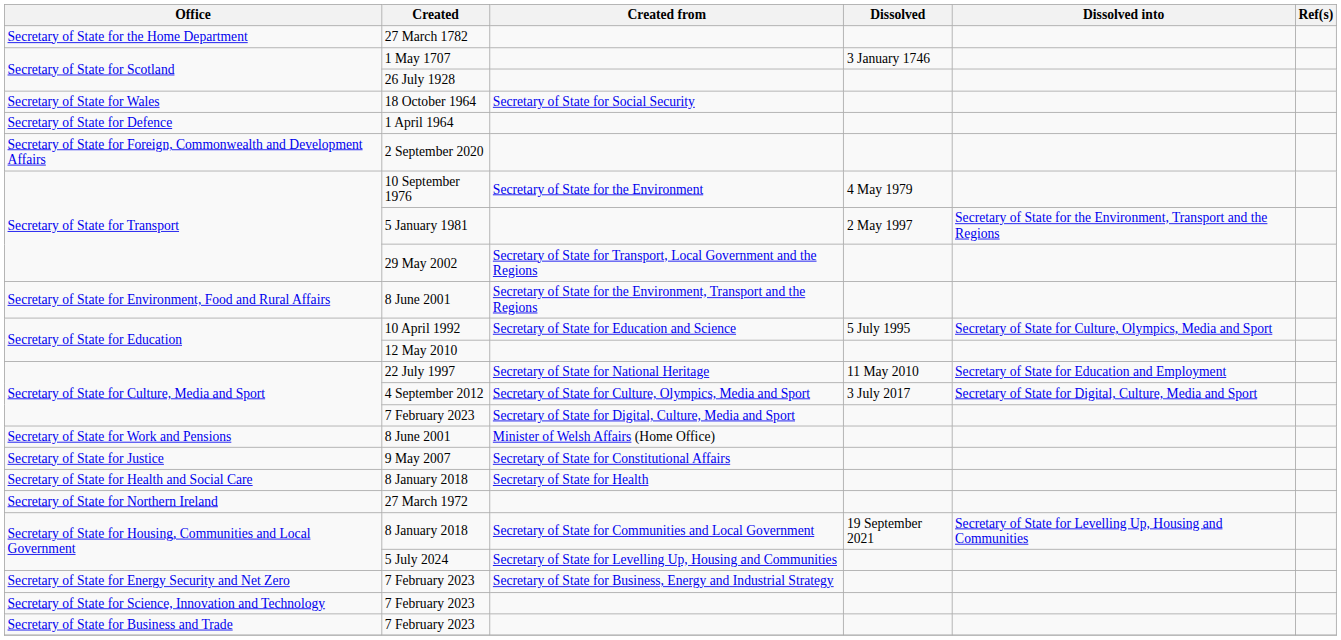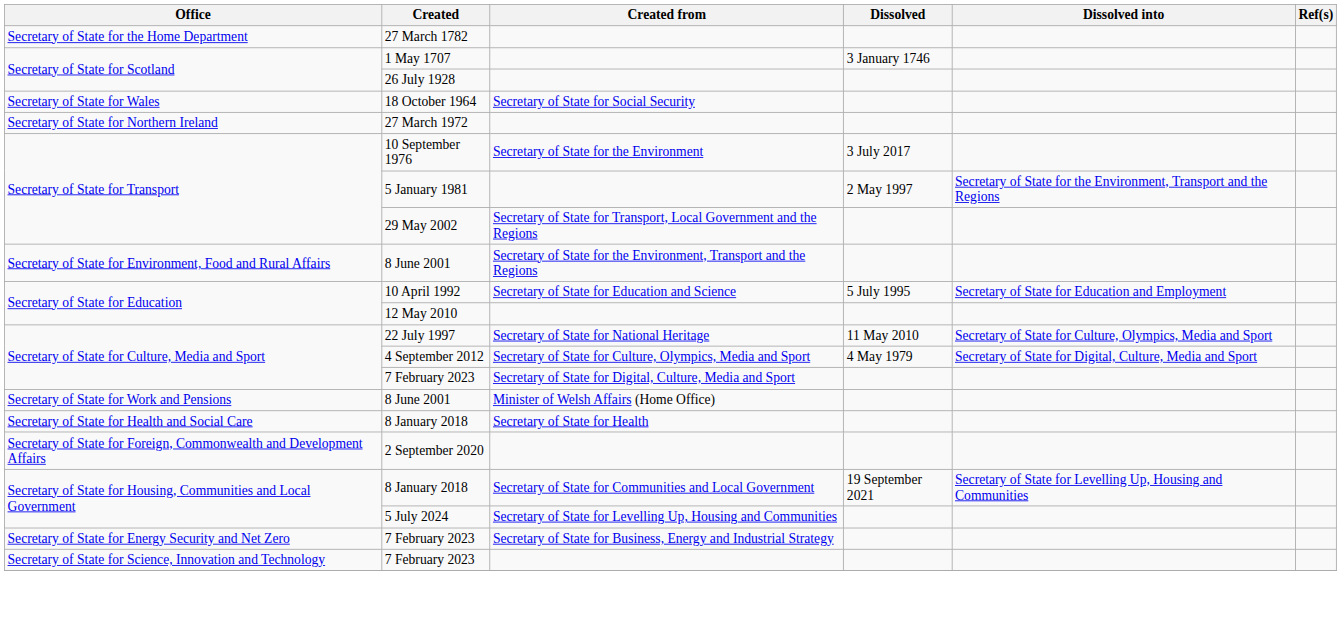- row: (90, 123)
rows swapped: (113, 501) <-> (185, 152)
(880, 189) 4 May 1979 -> (879, 152) 3 July 2017
(1114, 329) Secretary of State for Culture, Olympics, Media and Sport -> (1091, 292) Secretary of State for Education and Employment
(1091, 372) Secretary of State for Education and Employment -> (1114, 335) Secretary of State for Culture, Olympics, Media and Sport
(879, 393) 3 July 2017 -> (880, 356) 4 May 1979
- row: (86, 458)
- row: (120, 624)
